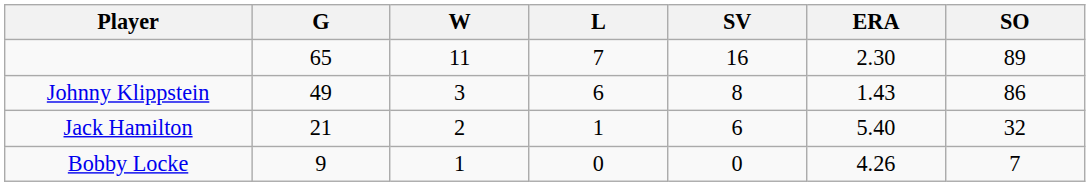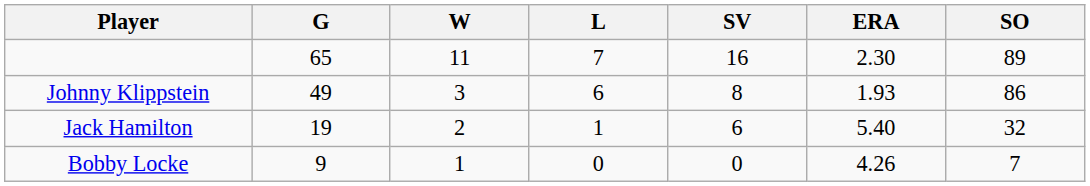(876, 92) 1.43 -> (876, 92) 1.93
(321, 127) 21 -> (321, 127) 19
